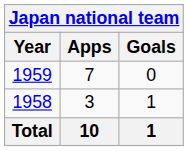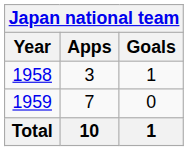rows swapped: (32, 103) <-> (32, 74)
